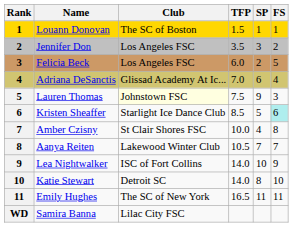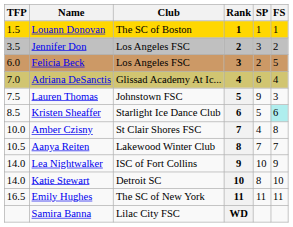columns swapped: (19, 12) <-> (241, 12)
(154, 96) lightyellow background -> (149, 96) no background
